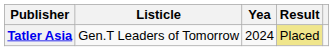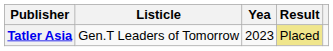(259, 35) 2024 -> (259, 35) 2023
